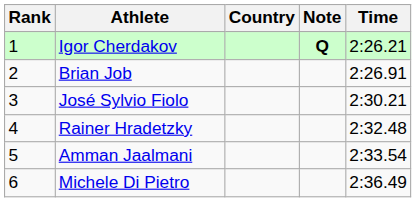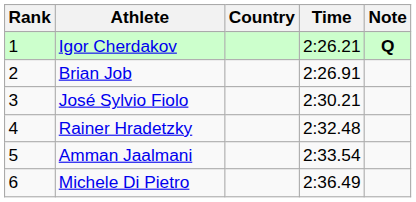columns swapped: (378, 18) <-> (322, 18)
